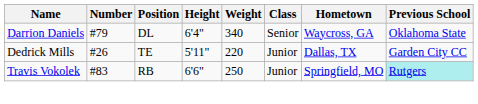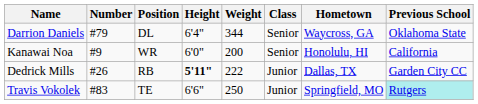(234, 33) 340 -> (234, 33) 344
+ row: (40, 52)
(145, 52) TE -> (146, 71) RB
(197, 52) normal -> (198, 71) bold
(234, 52) 220 -> (234, 71) 222
(146, 71) RB -> (145, 90) TE
